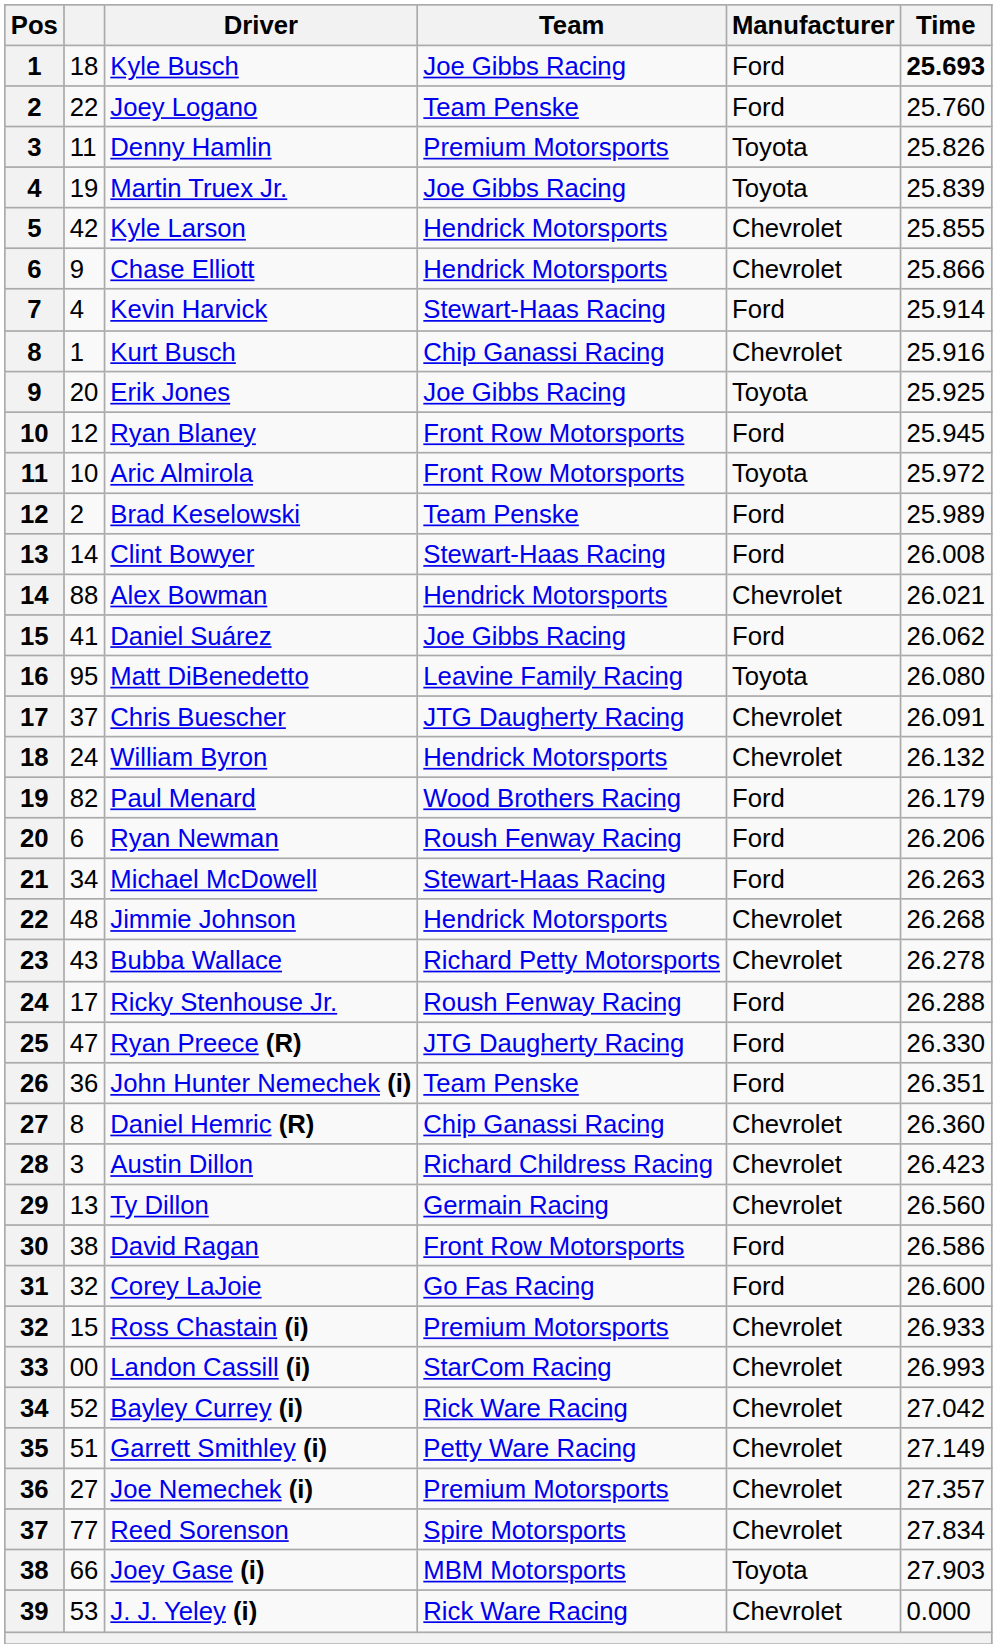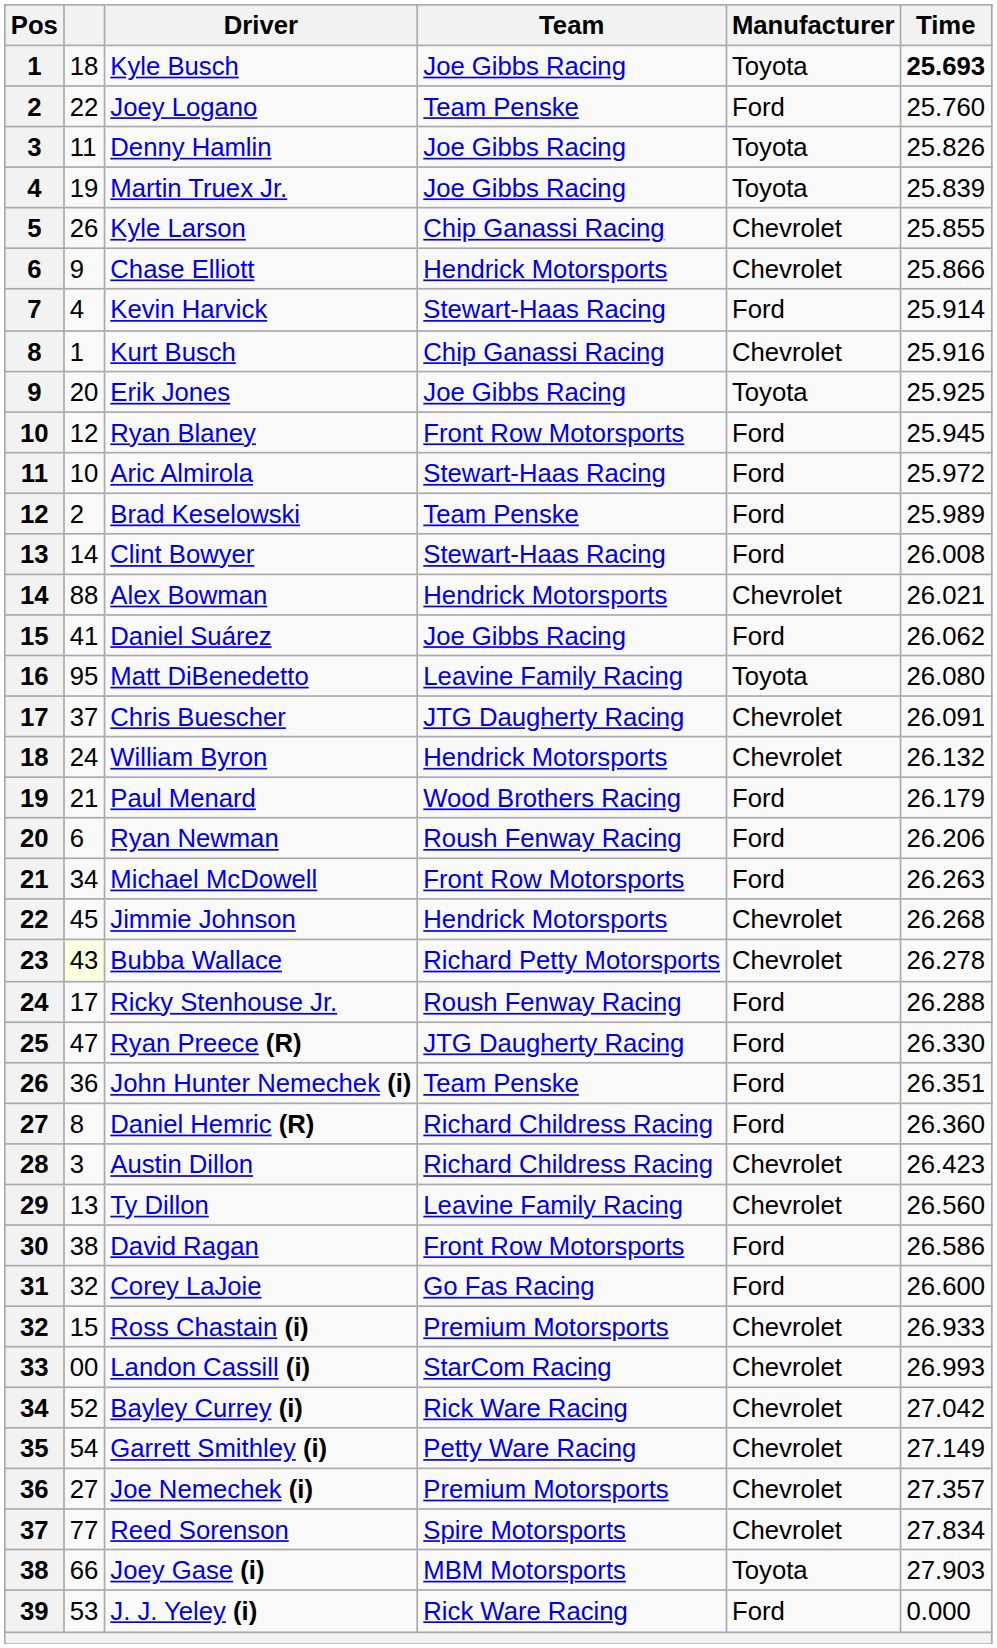(758, 66) Ford -> (770, 66) Toyota
(546, 147) Premium Motorsports -> (525, 147) Joe Gibbs Racing
(84, 229) 42 -> (84, 229) 26
(545, 229) Hendrick Motorsports -> (544, 229) Chip Ganassi Racing
(554, 473) Front Row Motorsports -> (545, 473) Stewart-Haas Racing
(770, 473) Toyota -> (758, 473) Ford
(84, 798) 82 -> (84, 798) 21
(545, 879) Stewart-Haas Racing -> (554, 879) Front Row Motorsports
(84, 920) 48 -> (84, 920) 45
(84, 961) no background -> (84, 961) lightyellow background
(544, 1123) Chip Ganassi Racing -> (568, 1123) Richard Childress Racing
(787, 1123) Chevrolet -> (758, 1123) Ford
(516, 1205) Germain Racing -> (553, 1205) Leavine Family Racing
(84, 1449) 51 -> (84, 1449) 54
(787, 1611) Chevrolet -> (758, 1611) Ford
